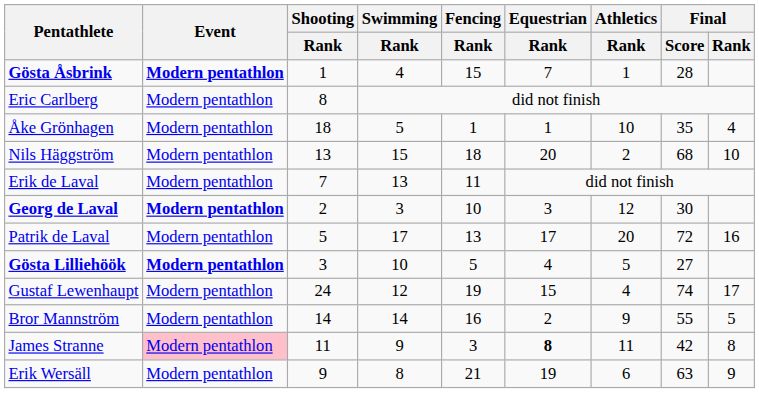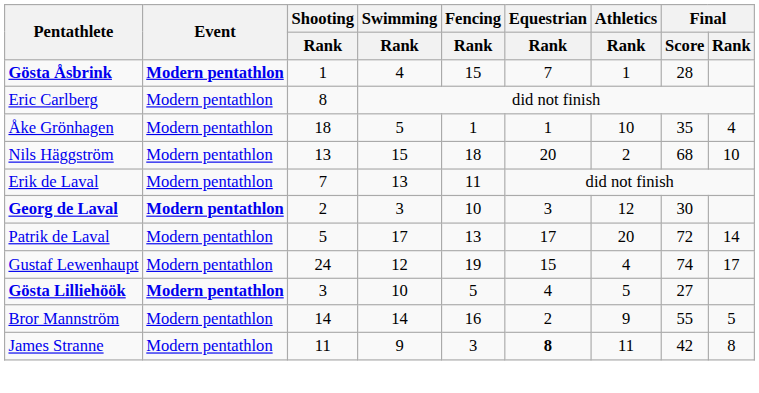(731, 237) 16 -> (731, 237) 14
rows swapped: (73, 291) <-> (67, 264)
(209, 346) pink background -> (209, 346) no background
- row: (50, 373)
